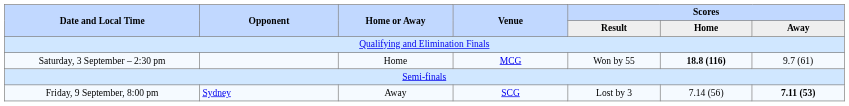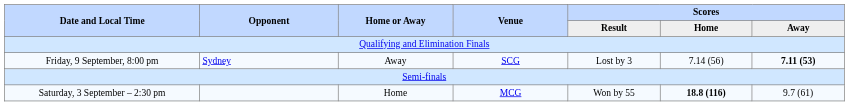rows swapped: (102, 60) <-> (102, 93)
